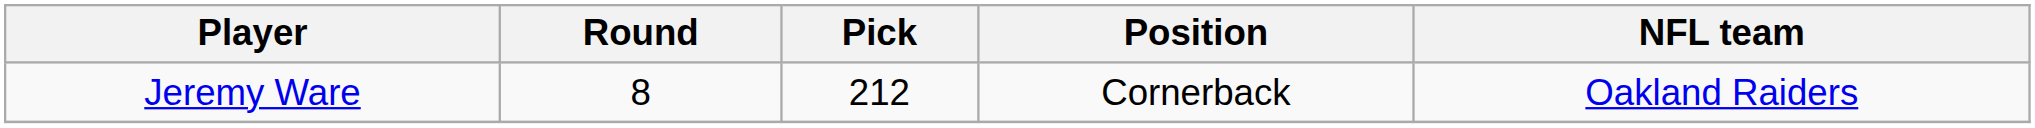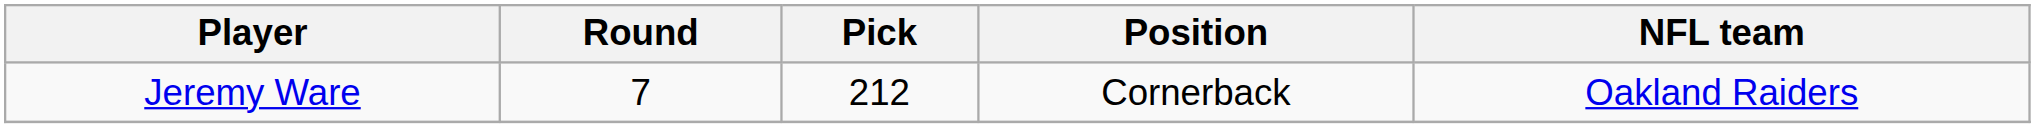(641, 91) 8 -> (641, 91) 7
